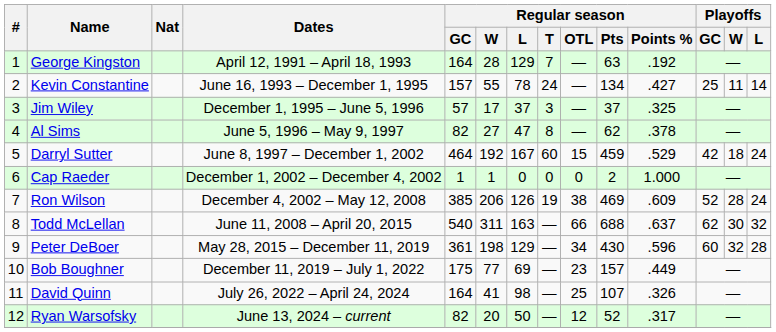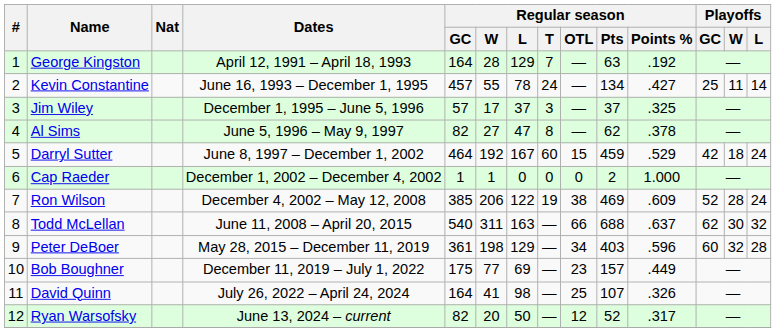(460, 85) 157 -> (460, 85) 457
(522, 200) 126 -> (522, 200) 122
(612, 246) 430 -> (612, 246) 403
